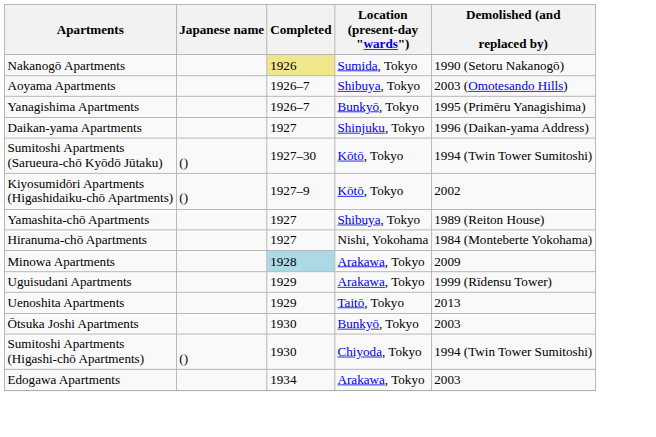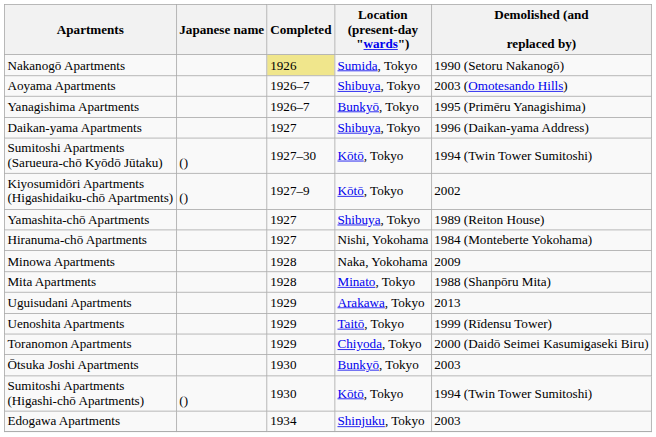(381, 127) Shinjuku, Tokyo -> (379, 127) Shibuya, Tokyo
(283, 261) lightblue background -> (283, 261) no background
(381, 261) Arakawa, Tokyo -> (383, 261) Naka, Yokohama
+ row: (52, 282)
(493, 282) 1999 (Rīdensu Tower) -> (447, 302) 2013
(447, 302) 2013 -> (493, 323) 1999 (Rīdensu Tower)
+ row: (69, 344)
(380, 351) Chiyoda, Tokyo -> (370, 393) Kōtō, Tokyo
(381, 380) Arakawa, Tokyo -> (381, 421) Shinjuku, Tokyo
